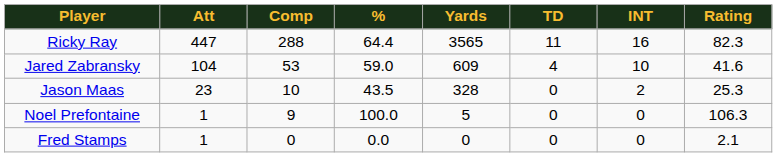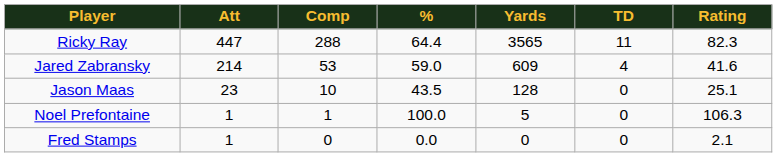- column: (641, 16)
(204, 66) 104 -> (229, 66) 214
(466, 90) 328 -> (525, 90) 128
(728, 90) 25.3 -> (722, 90) 25.1
(291, 115) 9 -> (328, 115) 1
